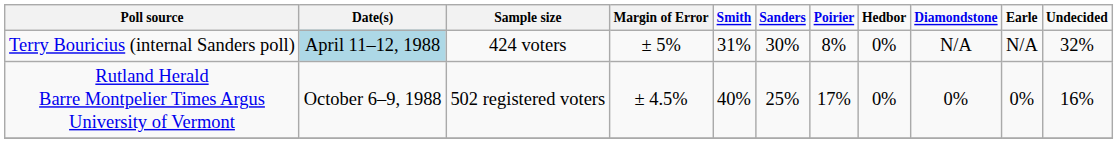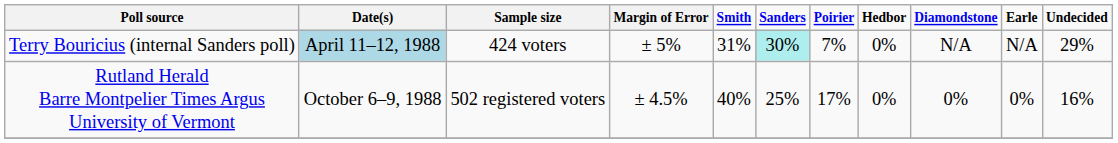(782, 45) no background -> (782, 45) paleturquoise background
(834, 45) 8% -> (834, 45) 7%
(1077, 45) 32% -> (1077, 45) 29%
